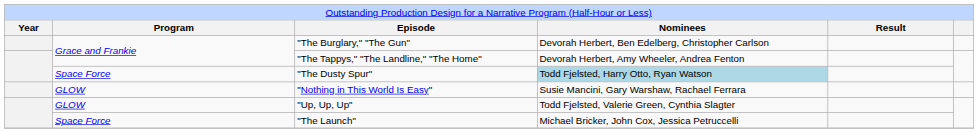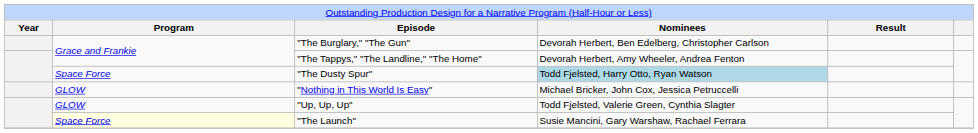(643, 90) Susie Mancini, Gary Warshaw, Rachael Ferrara -> (639, 90) Michael Bricker, John Cox, Jessica Petruccelli
(83, 121) no background -> (83, 121) lightyellow background
(639, 121) Michael Bricker, John Cox, Jessica Petruccelli -> (643, 121) Susie Mancini, Gary Warshaw, Rachael Ferrara
